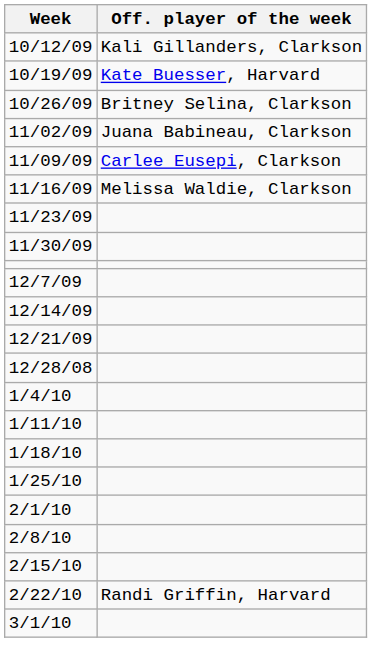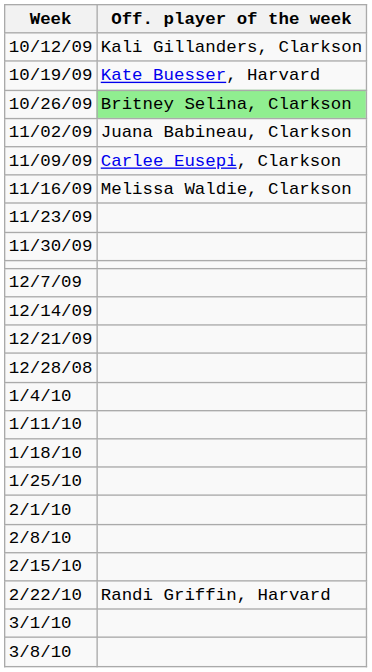(226, 104) no background -> (226, 104) lightgreen background
+ row: (40, 652)
